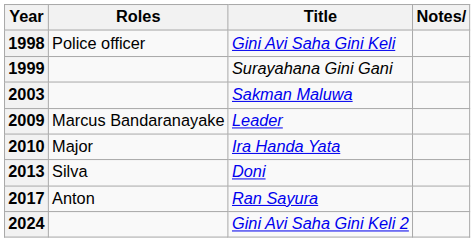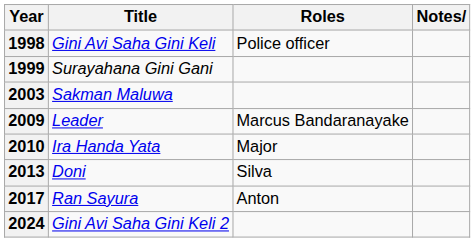columns swapped: (320, 17) <-> (138, 17)
